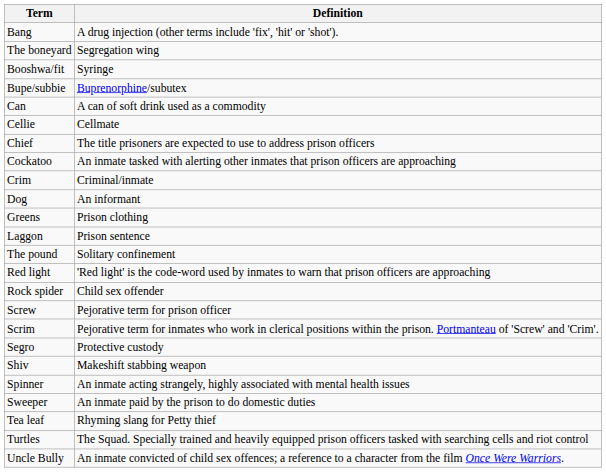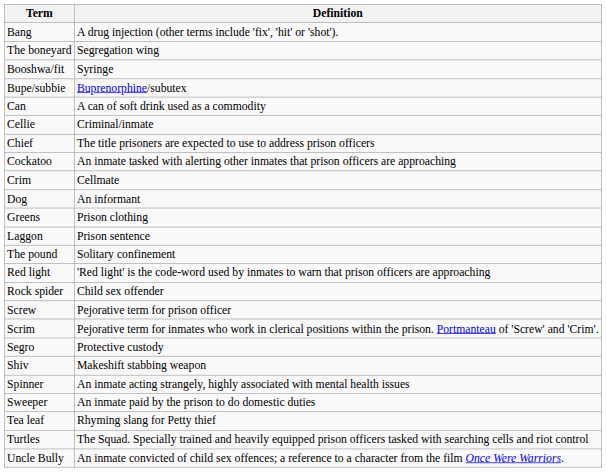(98, 124) Cellmate -> (115, 124) Criminal/inmate
(115, 180) Criminal/inmate -> (98, 180) Cellmate
